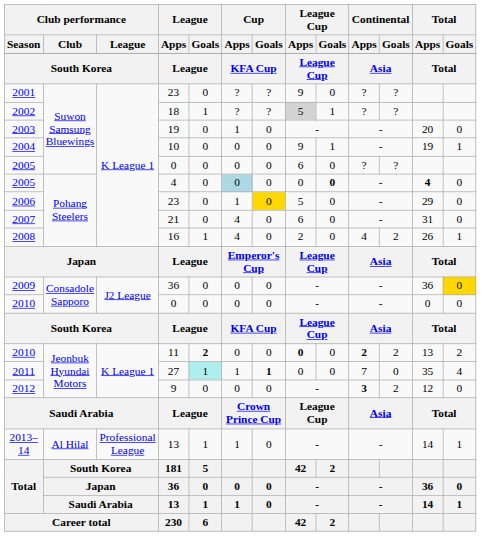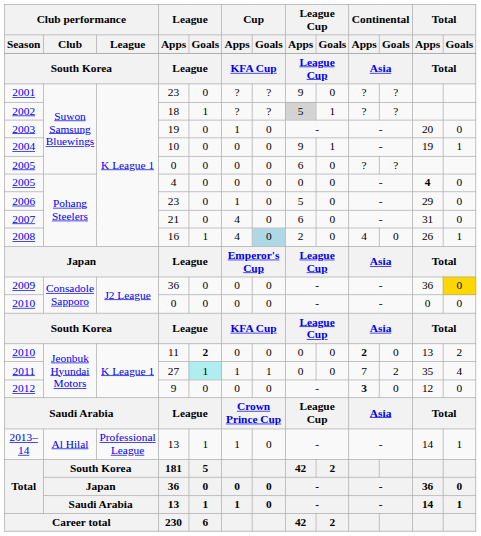(237, 183) lightblue background -> (237, 183) no background
(332, 183) bold -> (332, 183) normal
(269, 201) gold background -> (269, 201) no background
(269, 237) no background -> (269, 237) lightblue background
(396, 237) 2 -> (396, 237) 0
(301, 352) bold -> (301, 352) normal
(396, 352) 2 -> (396, 352) 0
(269, 370) bold -> (269, 370) normal
(396, 370) 0 -> (396, 370) 2
(396, 388) 2 -> (396, 388) 0
